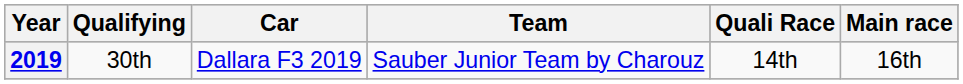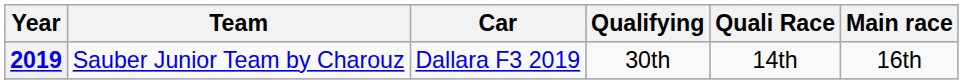columns swapped: (538, 24) <-> (129, 24)
